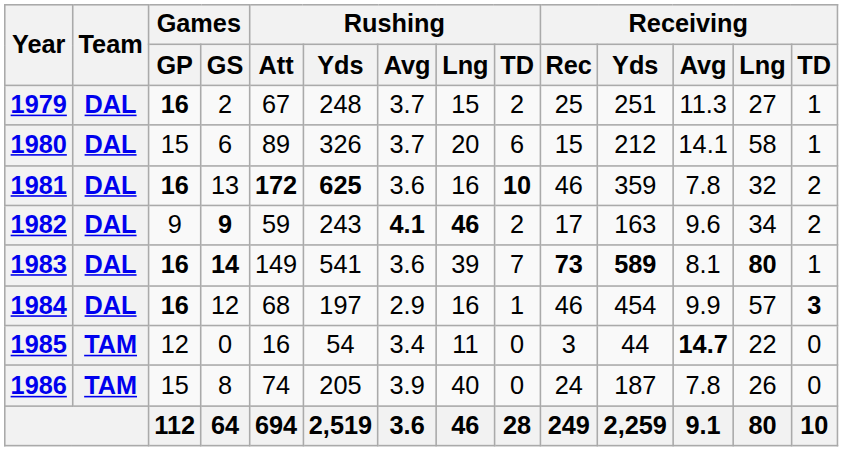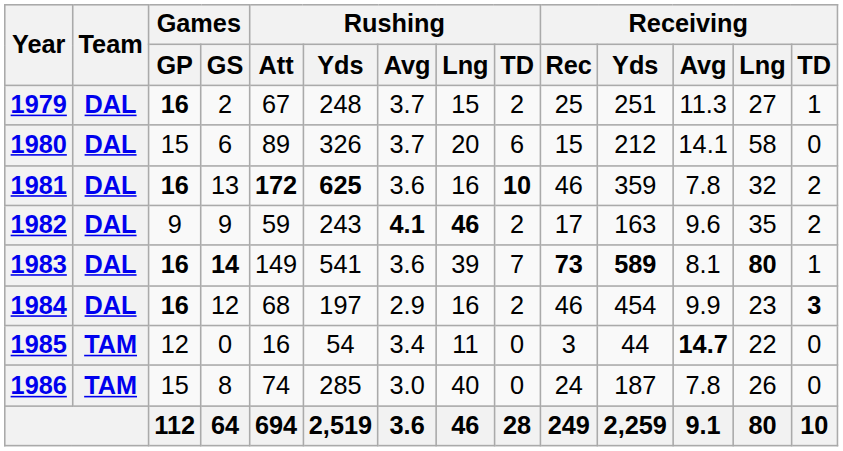(814, 144) 1 -> (814, 144) 0
(225, 225) bold -> (225, 225) normal
(763, 225) 34 -> (763, 225) 35
(517, 305) 1 -> (517, 305) 2
(763, 305) 57 -> (763, 305) 23
(340, 385) 205 -> (340, 385) 285
(407, 385) 3.9 -> (407, 385) 3.0
